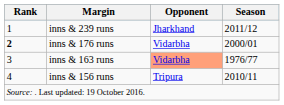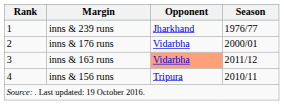(241, 28) 2011/12 -> (241, 28) 1976/77
(9, 44) bold -> (9, 44) normal
(241, 60) 1976/77 -> (241, 60) 2011/12
